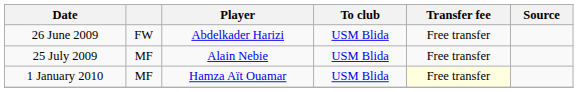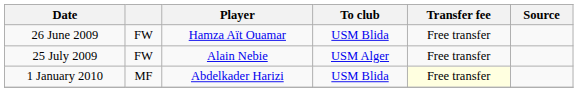(238, 35) Abdelkader Harizi -> (237, 35) Hamza Aït Ouamar
(144, 55) MF -> (143, 55) FW
(360, 55) USM Blida -> (360, 55) USM Alger
(238, 76) Hamza Aït Ouamar -> (237, 76) Abdelkader Harizi
